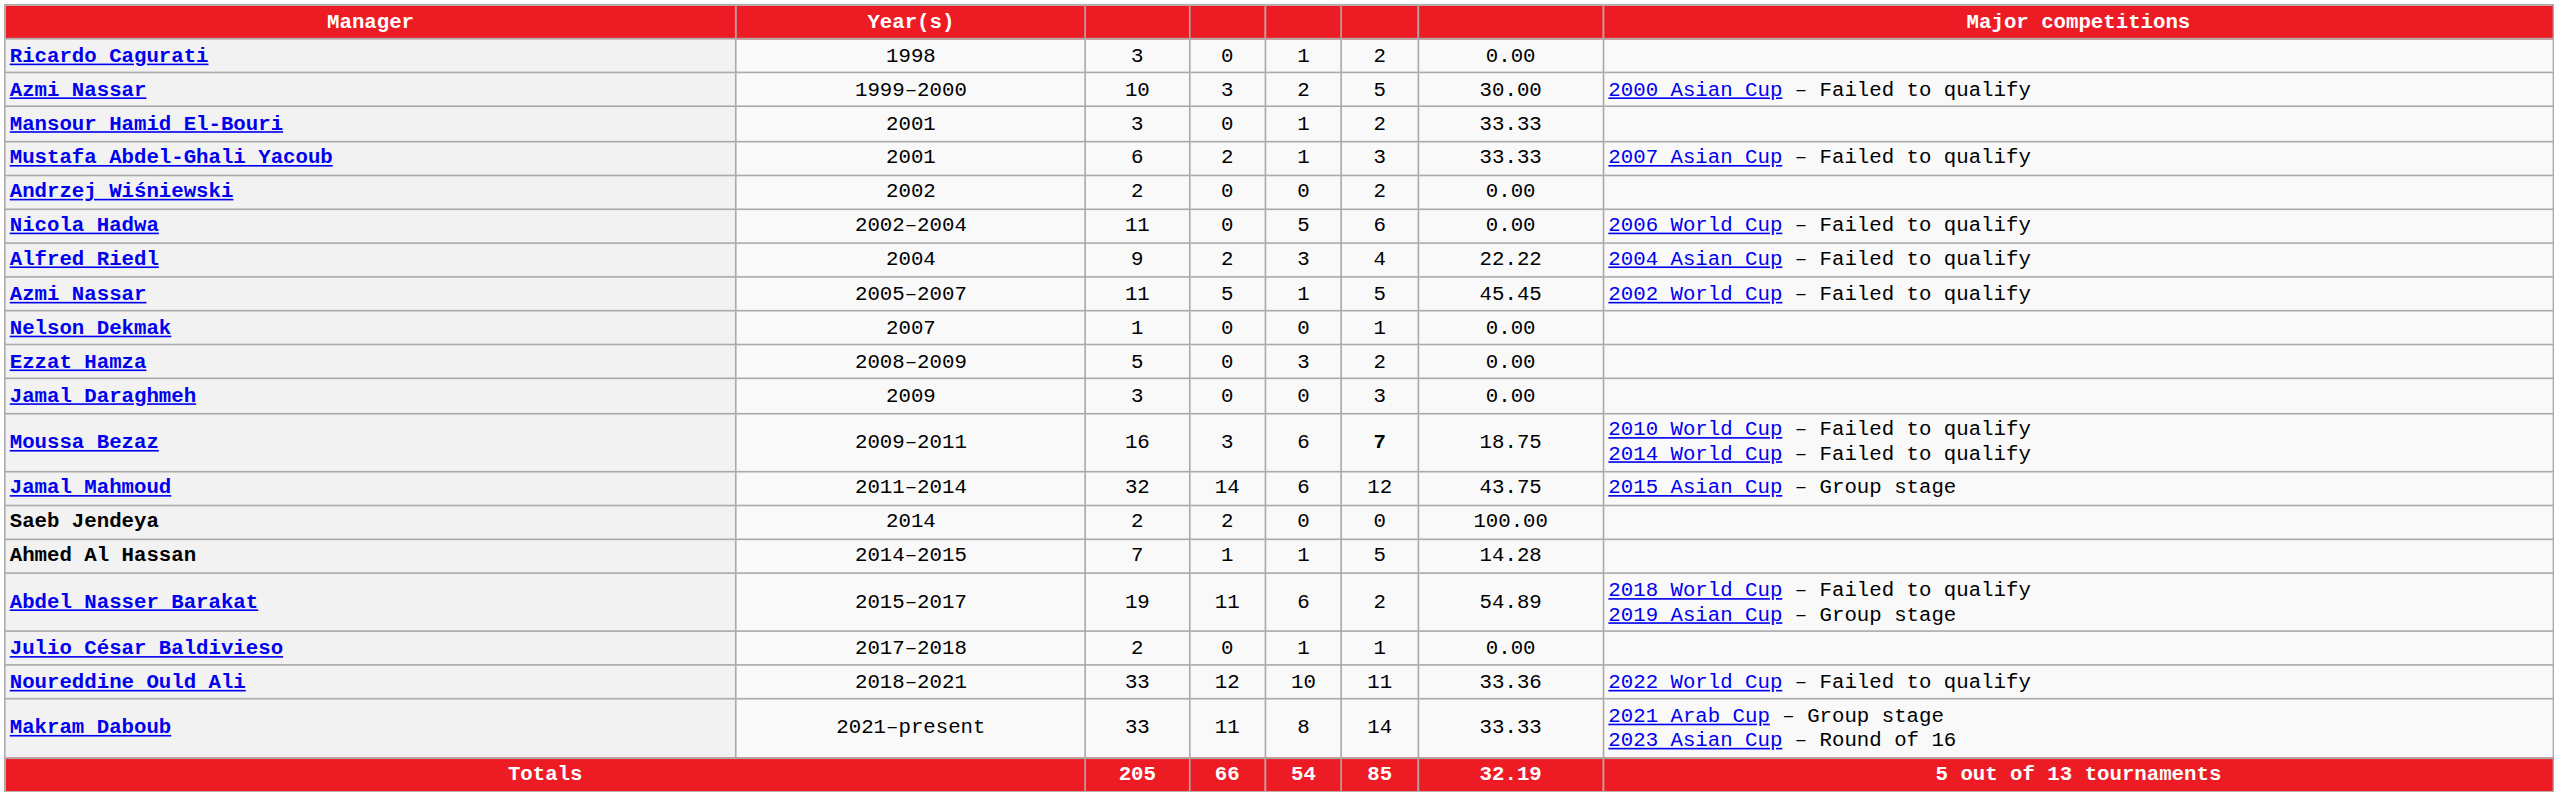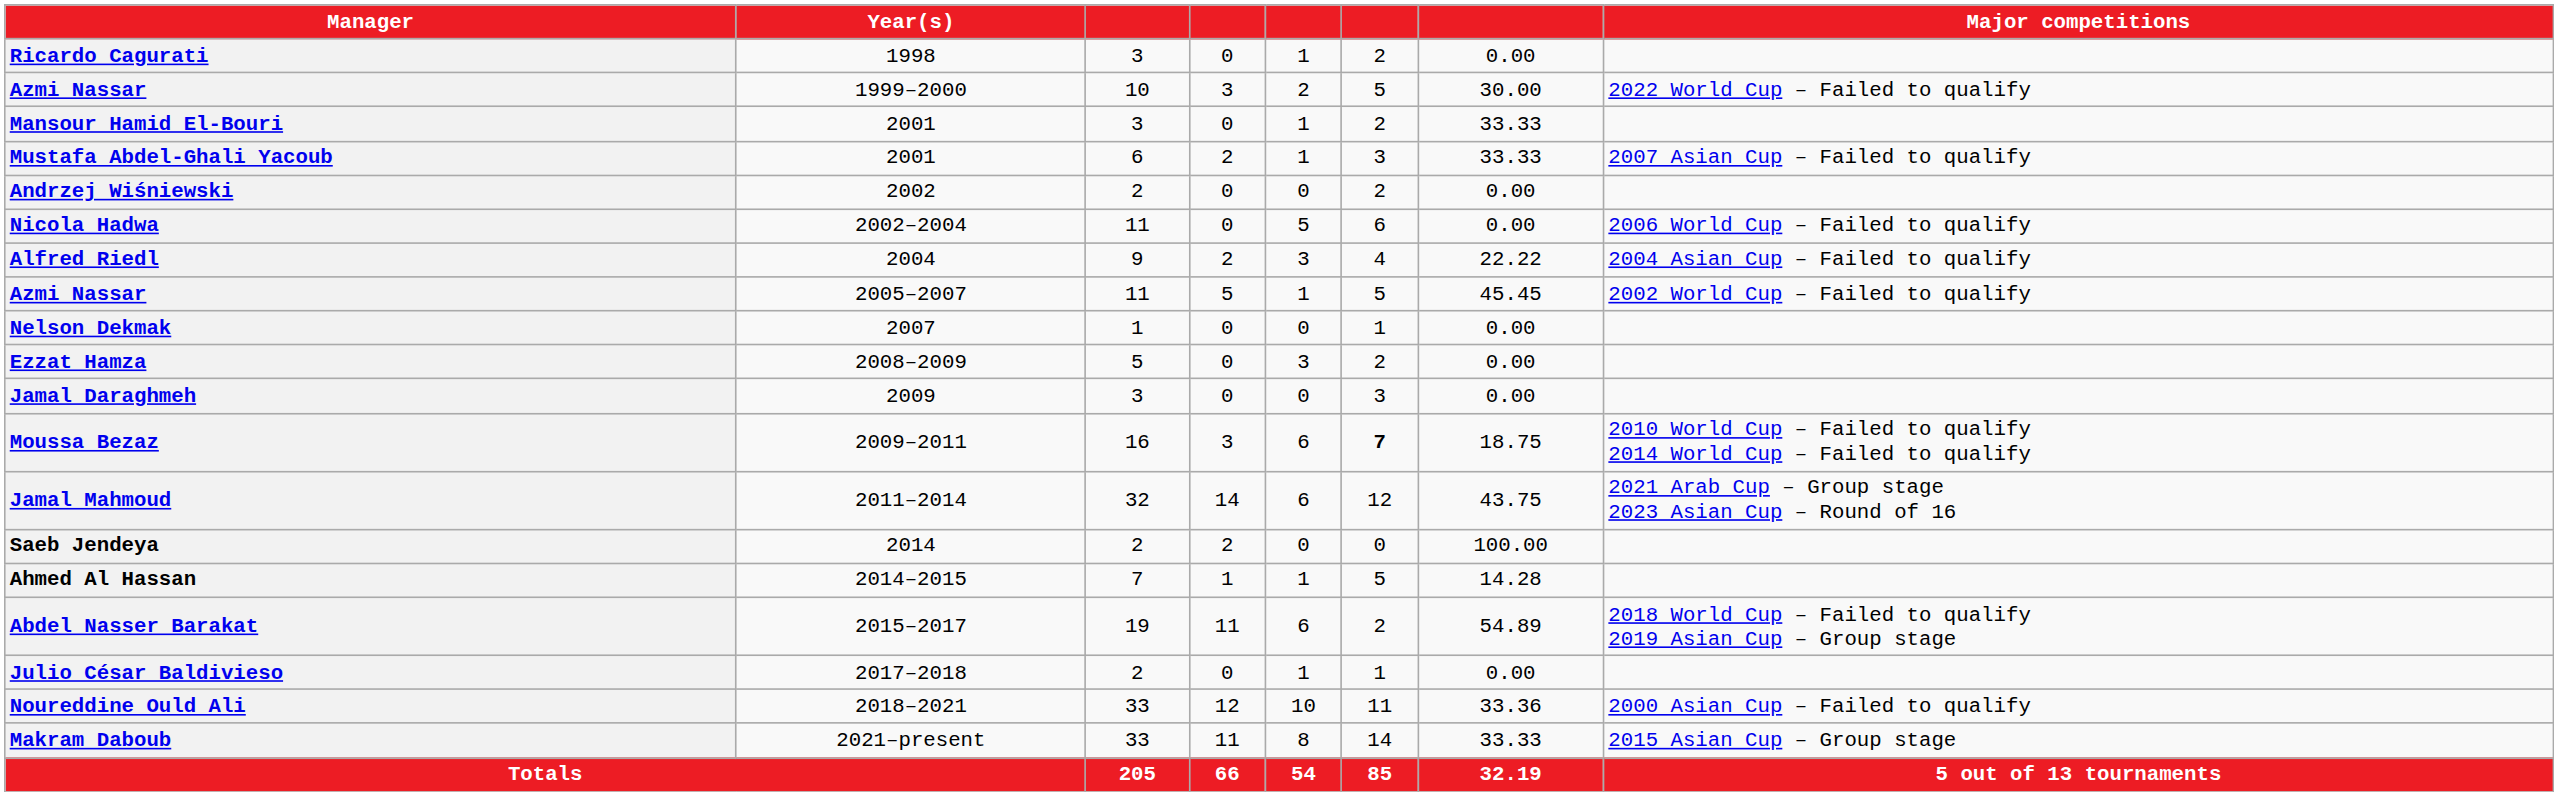(1820, 90) 2000 Asian Cup – Failed to qualify -> (1820, 90) 2022 World Cup – Failed to qualify
(1782, 488) 2015 Asian Cup – Group stage -> (1782, 500) 2021 Arab Cup – Group stage 2023 Asian Cup – Round of 16
(1820, 682) 2022 World Cup – Failed to qualify -> (1820, 706) 2000 Asian Cup – Failed to qualify
(1782, 728) 2021 Arab Cup – Group stage 2023 Asian Cup – Round of 16 -> (1782, 740) 2015 Asian Cup – Group stage
